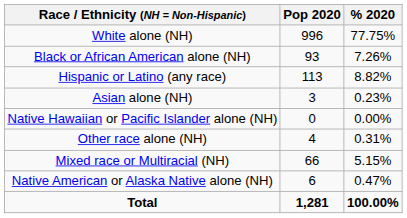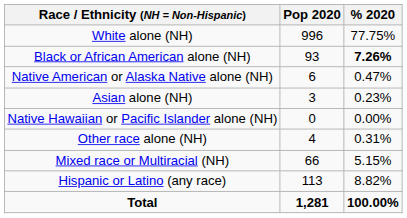(373, 56) normal -> (373, 56) bold
rows swapped: (142, 181) <-> (142, 77)
